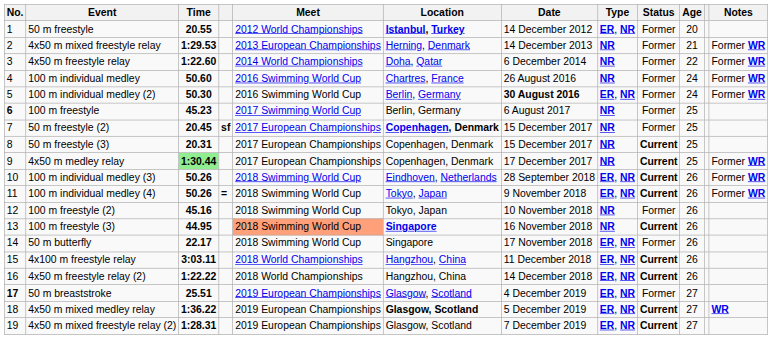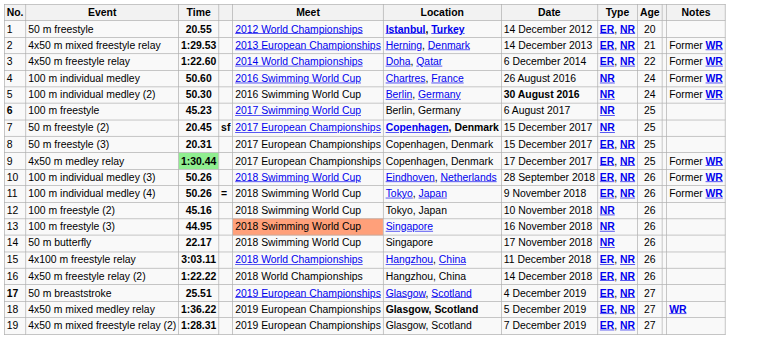- column: (659, 12)
(607, 45) NR -> (617, 45) ER, NR
(607, 62) NR -> (617, 62) ER, NR
(617, 95) ER, NR -> (607, 95) NR
(607, 144) NR -> (617, 144) ER, NR
(607, 161) NR -> (617, 161) ER, NR
(411, 227) bold -> (409, 227) normal
(617, 243) ER, NR -> (607, 243) NR
